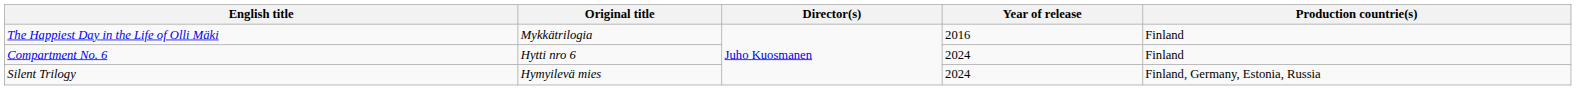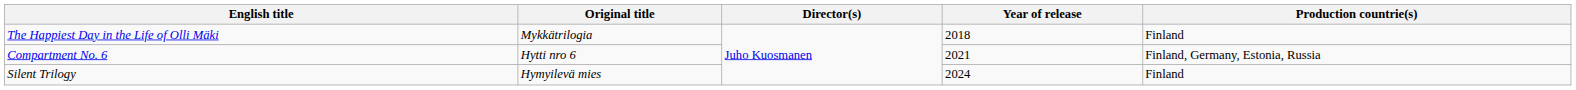(958, 34) 2016 -> (958, 34) 2018
(958, 54) 2024 -> (958, 54) 2021
(1165, 54) Finland -> (1233, 54) Finland, Germany, Estonia, Russia
(1233, 74) Finland, Germany, Estonia, Russia -> (1165, 74) Finland
